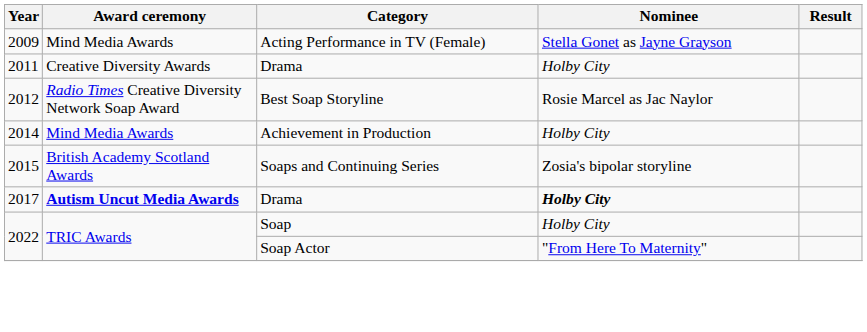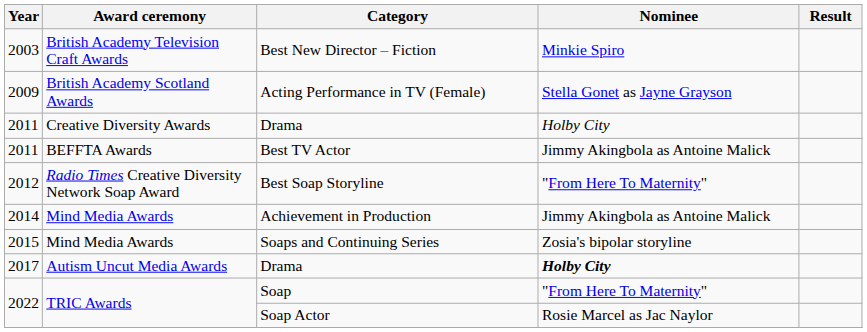+ row: (24, 50)
(110, 41) Mind Media Awards -> (128, 92) British Academy Scotland Awards
+ row: (23, 150)
(627, 99) Rosie Marcel as Jac Naylor -> (625, 183) "From Here To Maternity"
(576, 132) Holby City -> (656, 216) Jimmy Akingbola as Antoine Malick
(128, 166) British Academy Scotland Awards -> (110, 241) Mind Media Awards
(142, 199) bold -> (137, 266) normal
(576, 224) Holby City -> (625, 290) "From Here To Maternity"
(625, 248) "From Here To Maternity" -> (627, 315) Rosie Marcel as Jac Naylor
